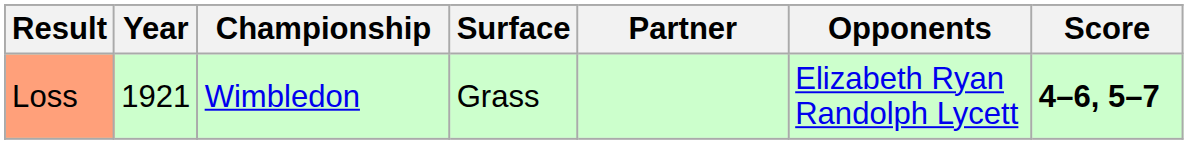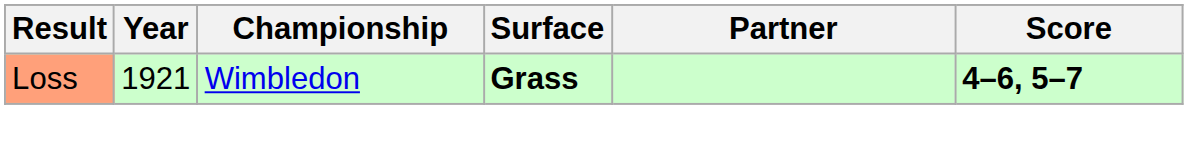- column: (910, 29)
(498, 95) normal -> (534, 78) bold
